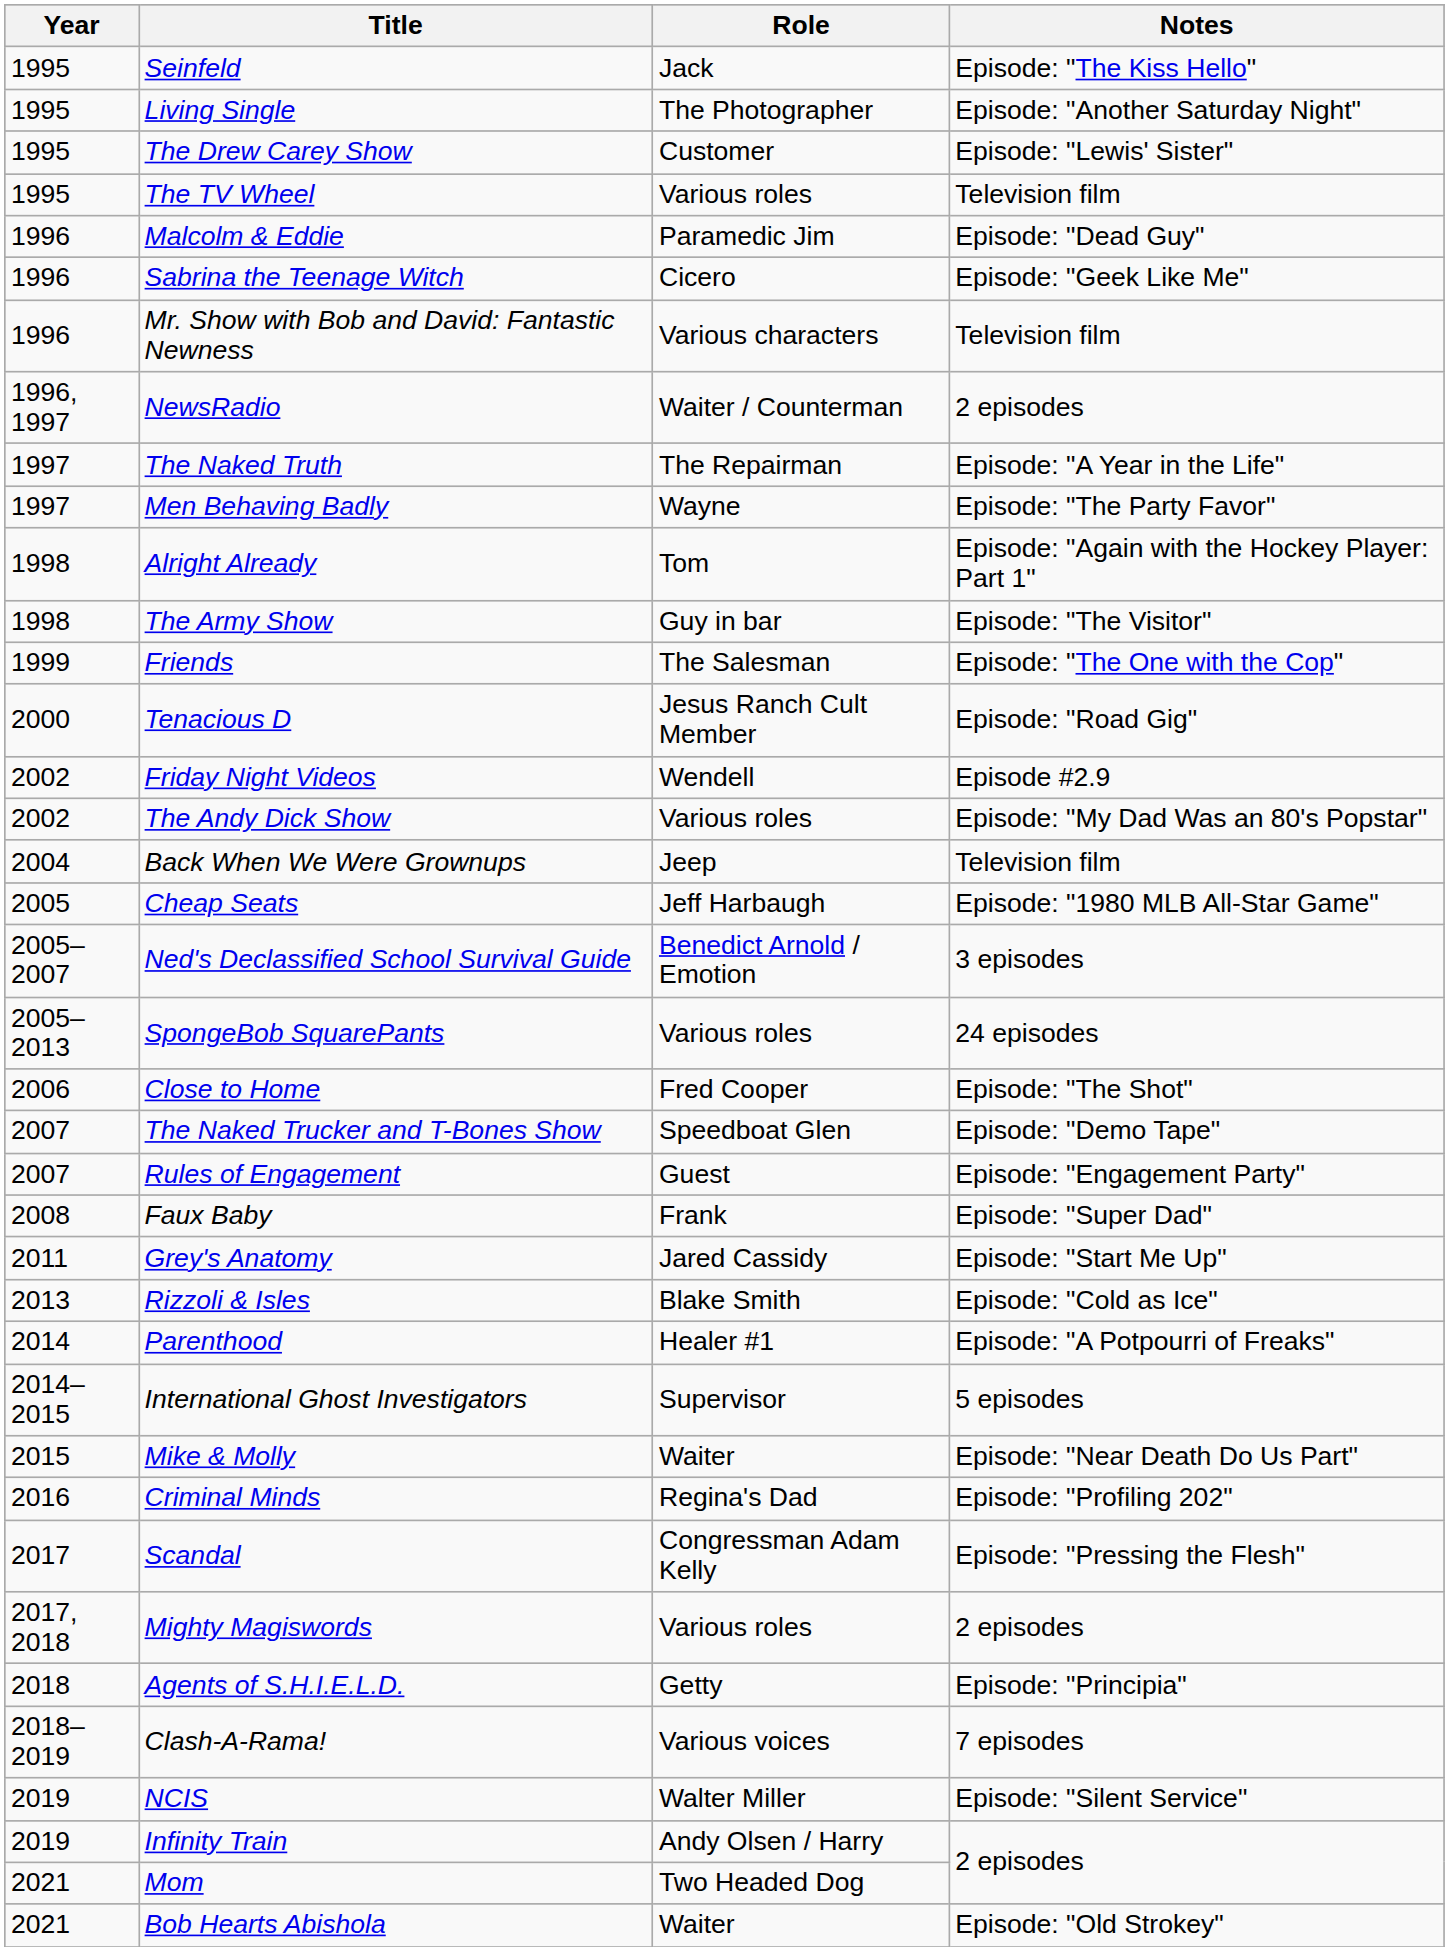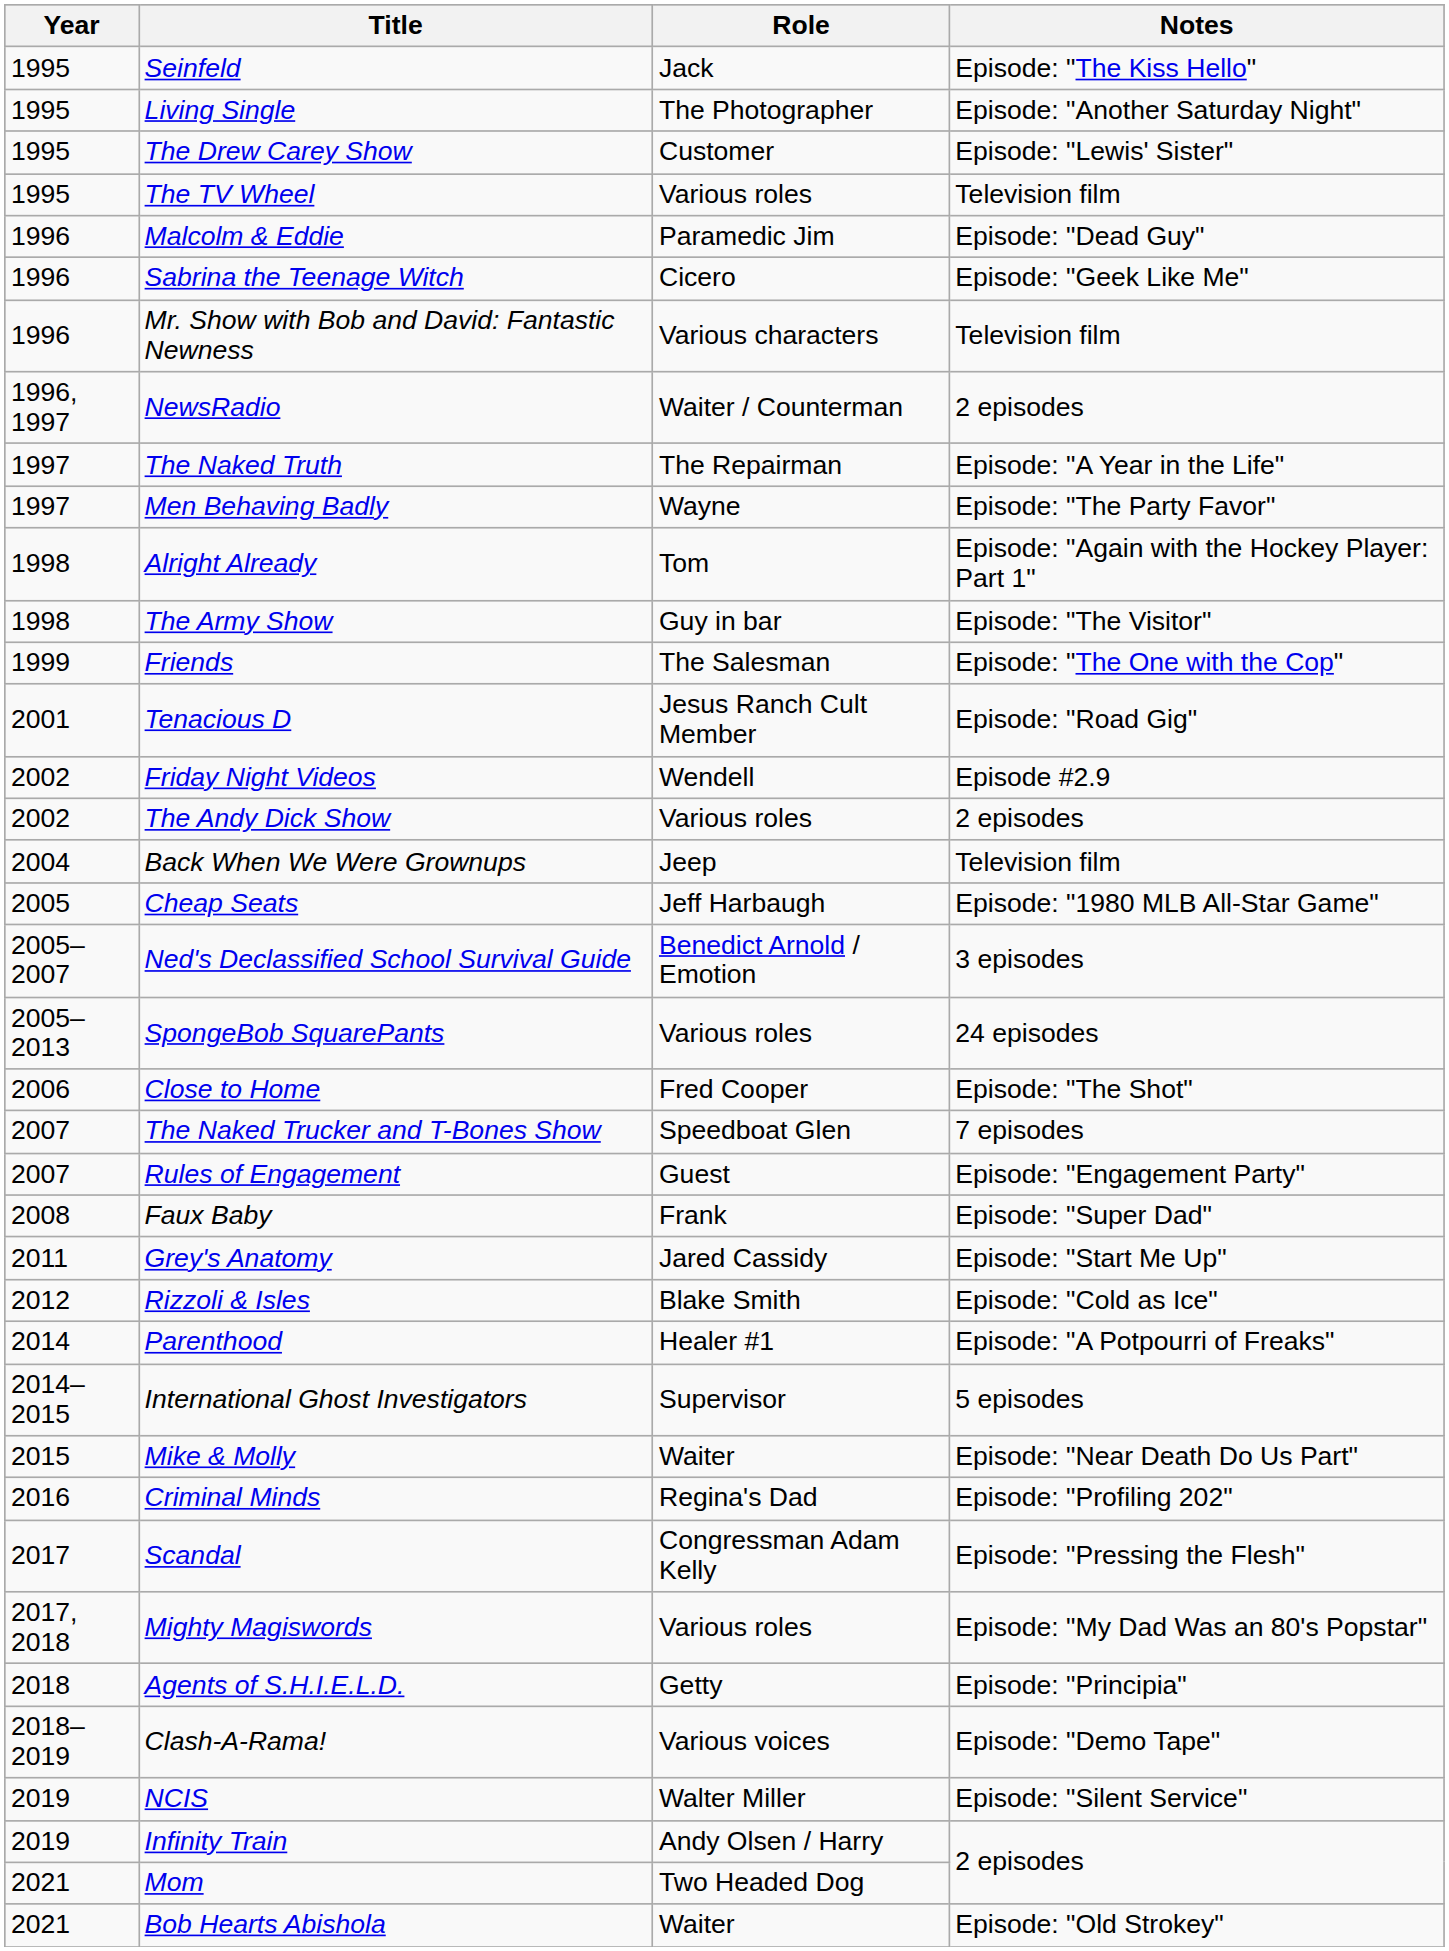(40, 719) 2000 -> (40, 719) 2001
(1191, 819) Episode: "My Dad Was an 80's Popstar" -> (1020, 819) 2 episodes
(1088, 1131) Episode: "Demo Tape" -> (1020, 1131) 7 episodes
(40, 1300) 2013 -> (40, 1300) 2012
(1020, 1627) 2 episodes -> (1191, 1627) Episode: "My Dad Was an 80's Popstar"
(1020, 1741) 7 episodes -> (1088, 1741) Episode: "Demo Tape"
